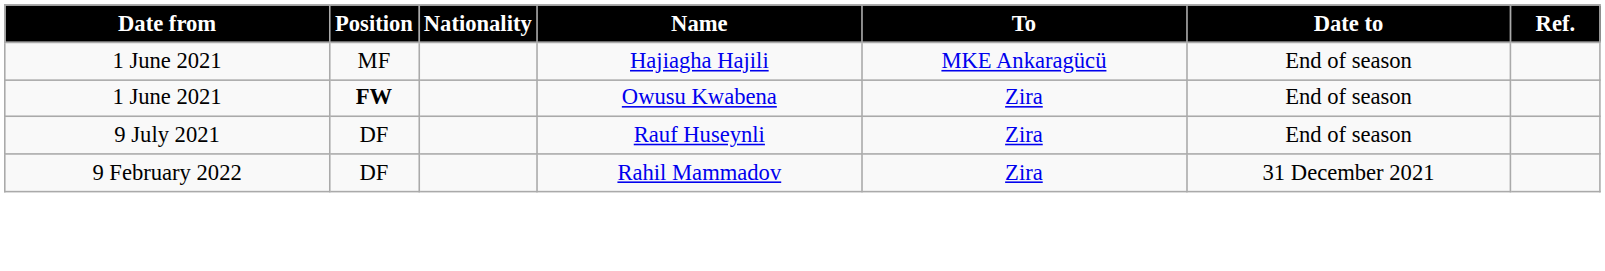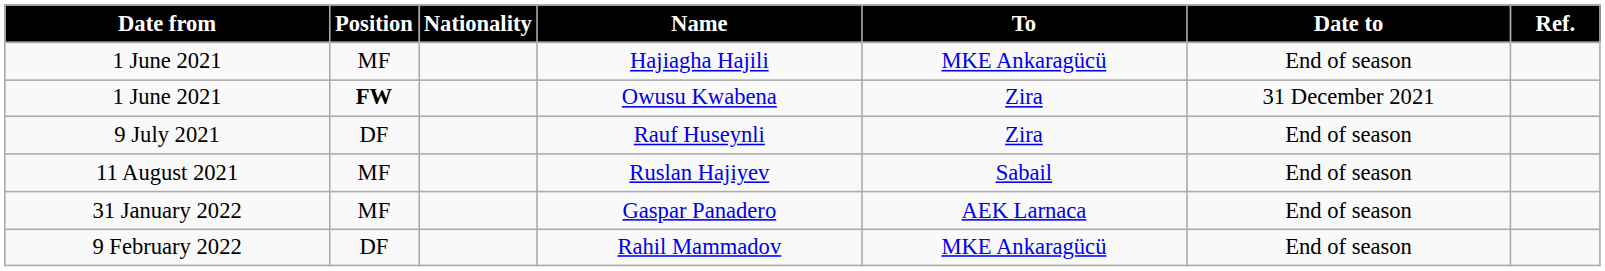(1349, 98) End of season -> (1349, 98) 31 December 2021
+ row: (699, 172)
+ row: (699, 209)
(1024, 172) Zira -> (1024, 247) MKE Ankaragücü
(1349, 172) 31 December 2021 -> (1349, 247) End of season
